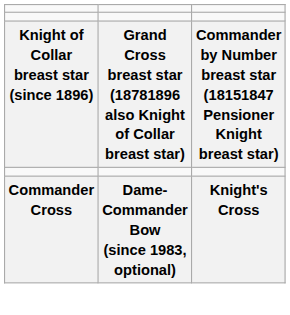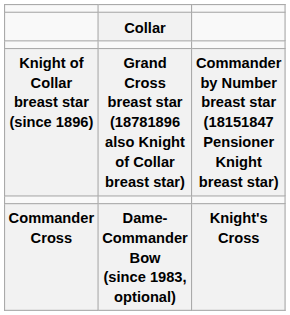+ row: (51, 27)
